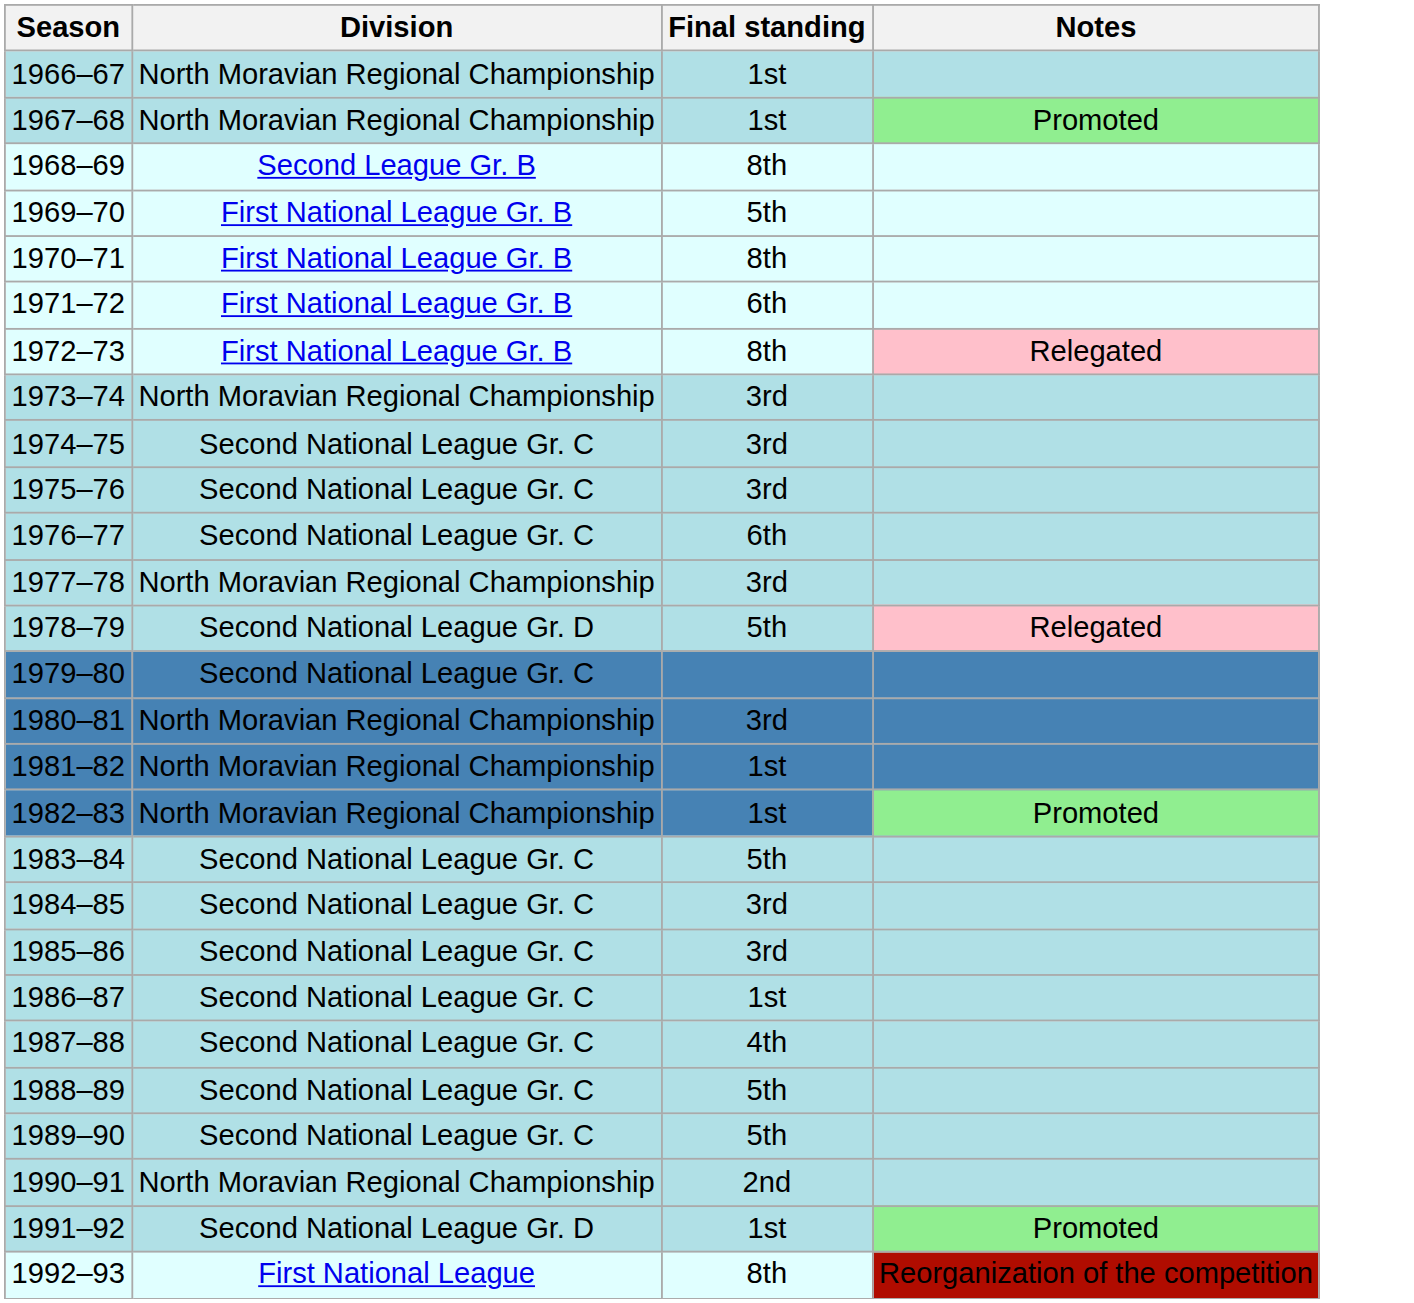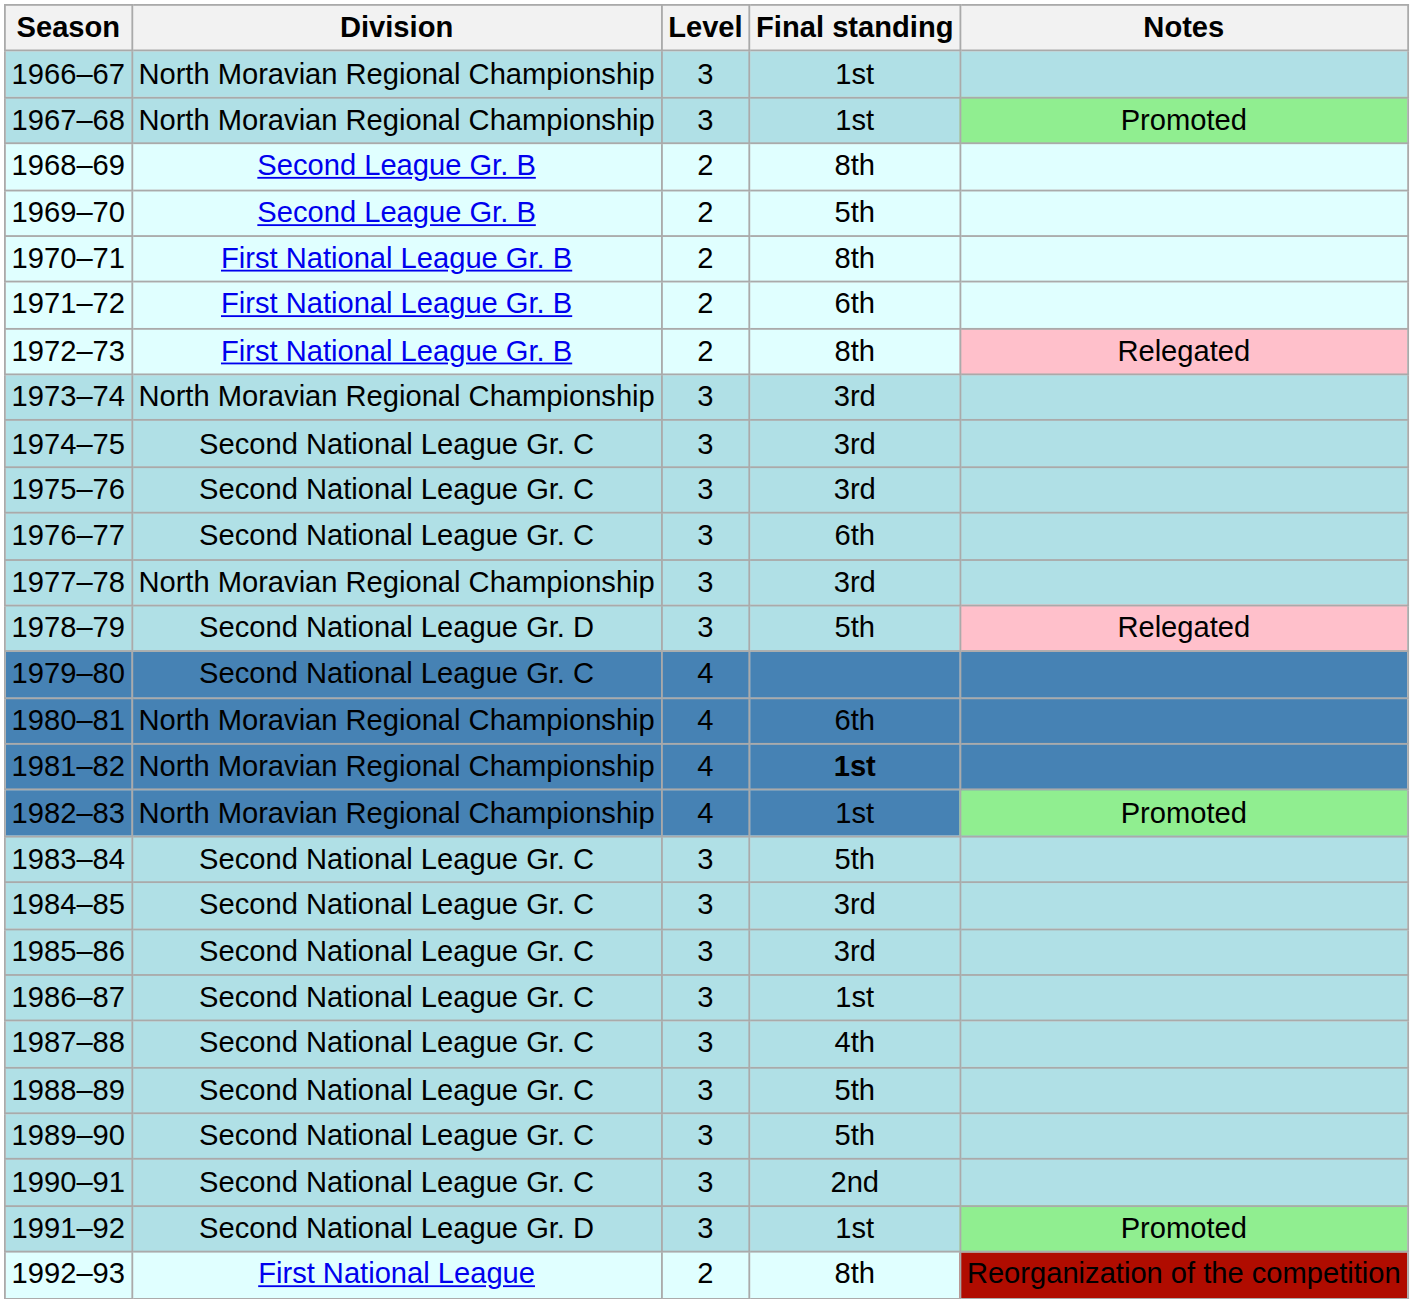+ column: (705, 27)
(397, 212) First National League Gr. B -> (397, 212) Second League Gr. B
(767, 720) 3rd -> (855, 720) 6th
(767, 766) normal -> (855, 766) bold
(397, 1182) North Moravian Regional Championship -> (397, 1182) Second National League Gr. C
